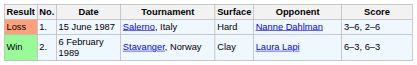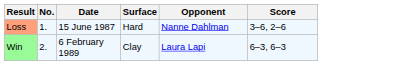- column: (168, 11)
